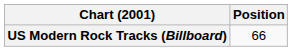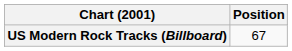(259, 35) 66 -> (259, 35) 67
